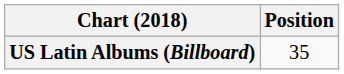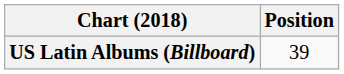(299, 52) 35 -> (299, 52) 39
